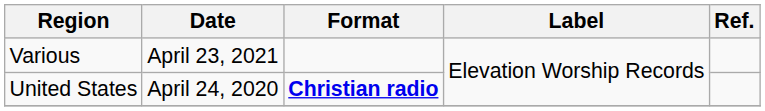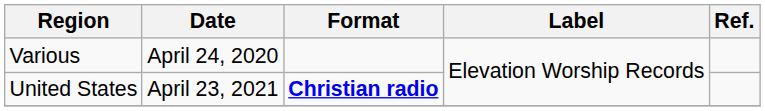(213, 55) April 23, 2021 -> (213, 55) April 24, 2020
(213, 88) April 24, 2020 -> (213, 88) April 23, 2021
